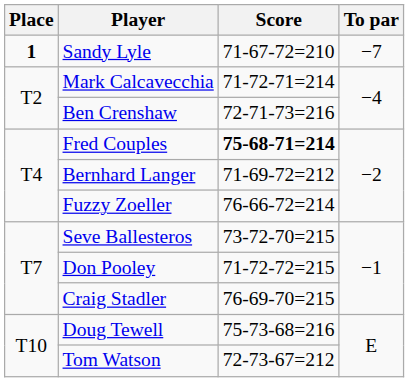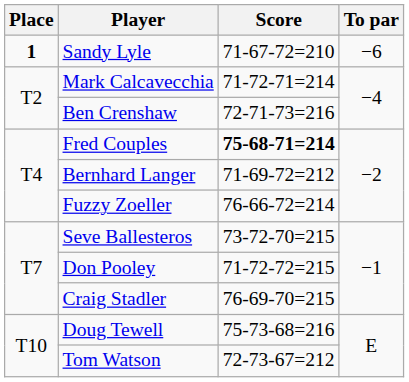(371, 50) −7 -> (371, 50) −6
